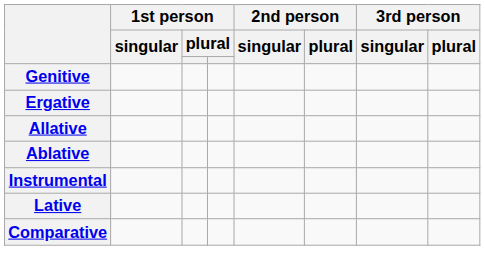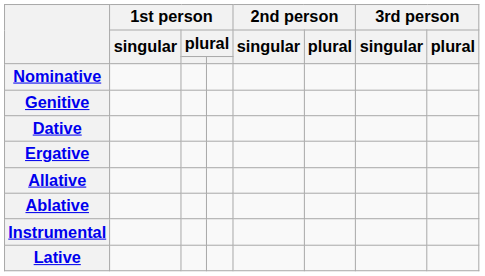+ row: (57, 76)
+ row: (57, 128)
- row: (58, 232)
